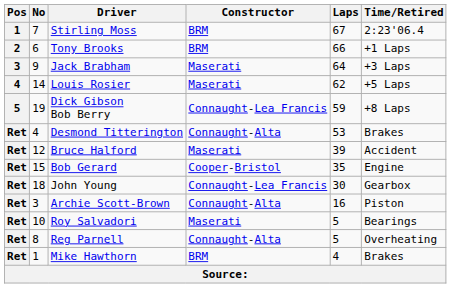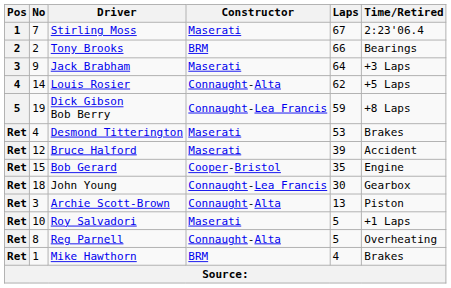(198, 31) BRM -> (215, 31) Maserati
(36, 49) 6 -> (36, 49) 2
(387, 49) +1 Laps -> (391, 49) Bearings
(215, 85) Maserati -> (235, 85) Connaught-Alta
(235, 133) Connaught-Alta -> (215, 133) Maserati
(339, 204) 16 -> (339, 204) 13
(391, 221) Bearings -> (387, 221) +1 Laps
